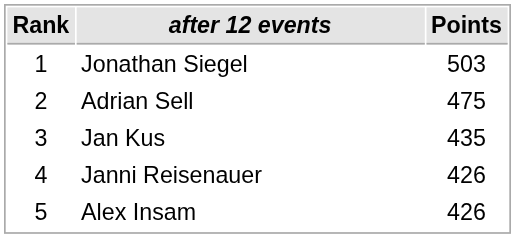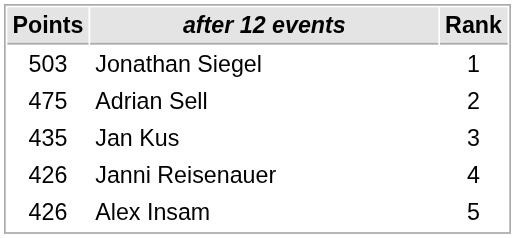columns swapped: (41, 25) <-> (466, 25)
